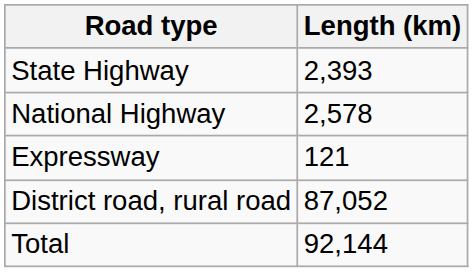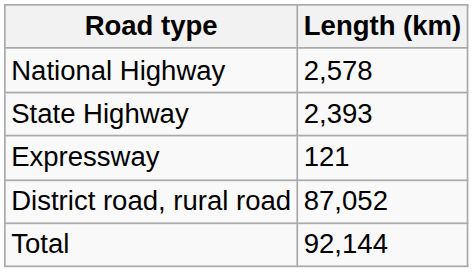rows swapped: (118, 113) <-> (100, 69)
